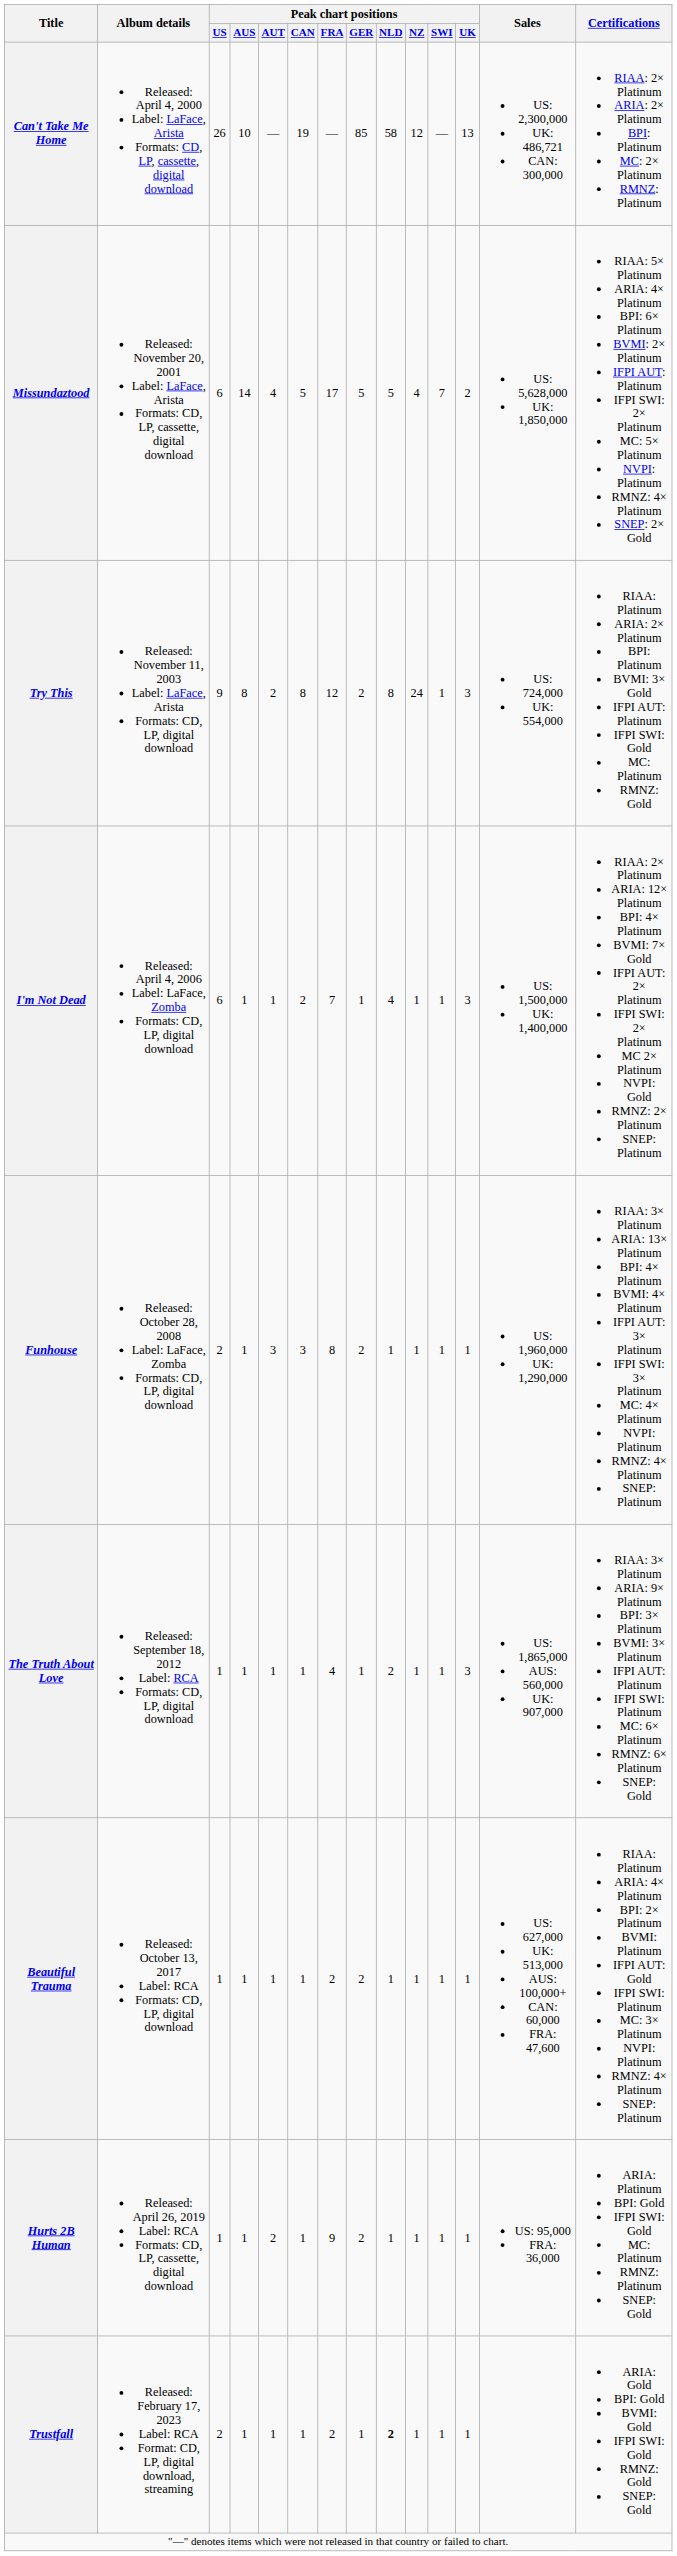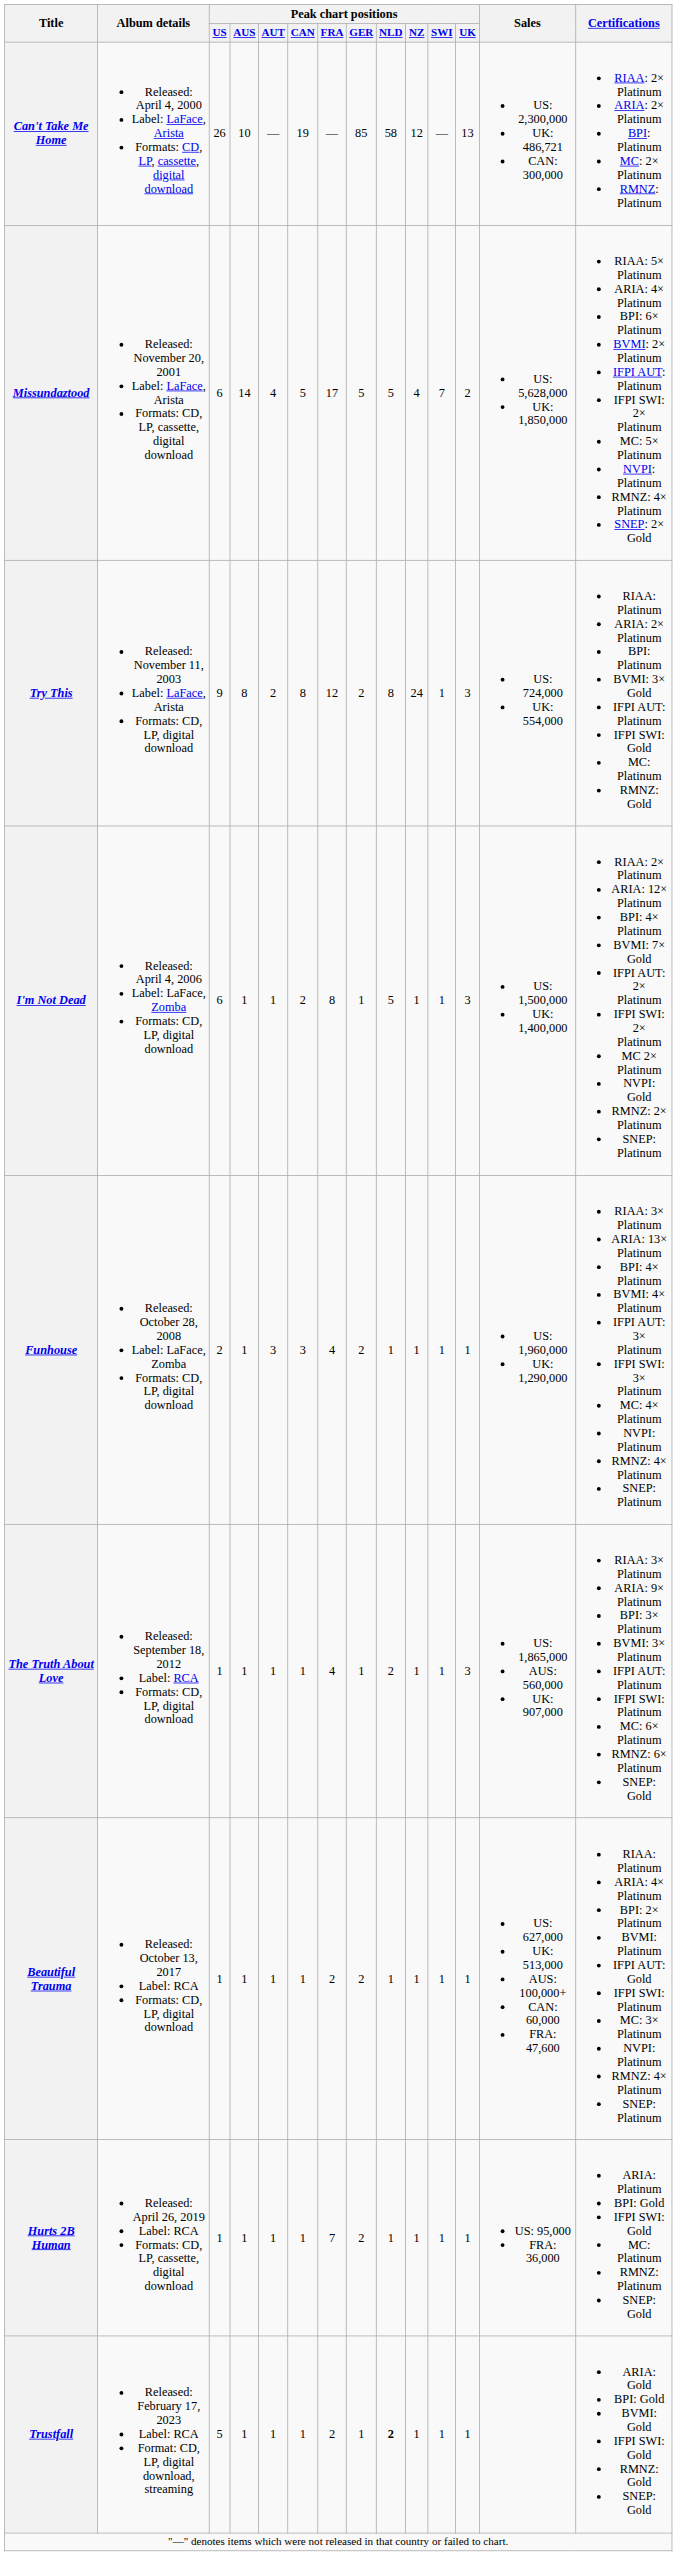(332, 1000) 7 -> (332, 1000) 8
(391, 1000) 4 -> (391, 1000) 5
(332, 1349) 8 -> (332, 1349) 4
(273, 2237) 2 -> (273, 2237) 1
(332, 2237) 9 -> (332, 2237) 7
(220, 2434) 2 -> (220, 2434) 5
